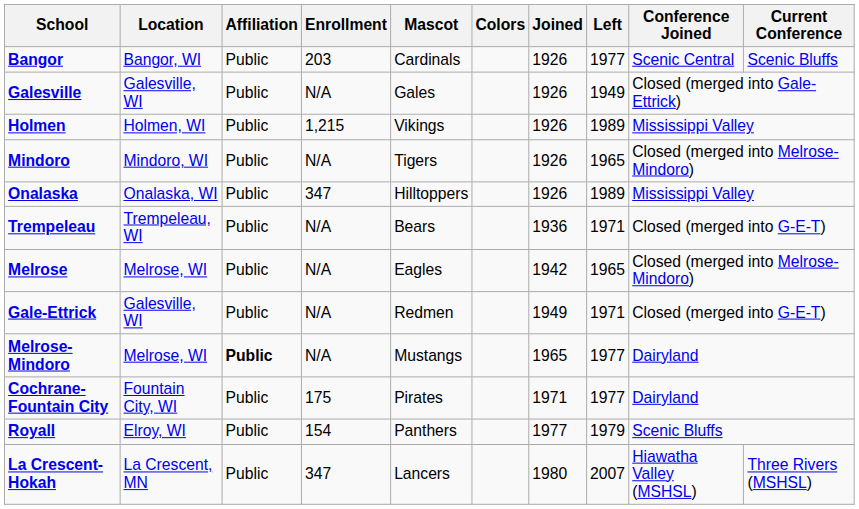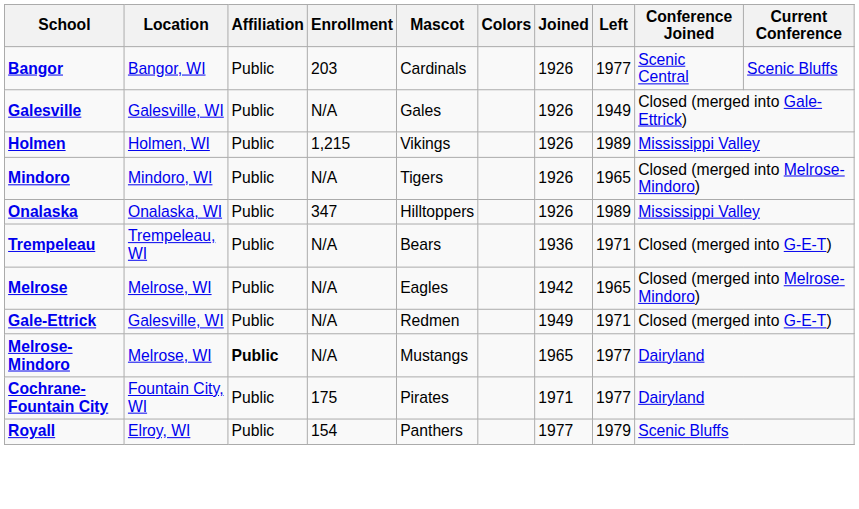- row: (56, 474)
